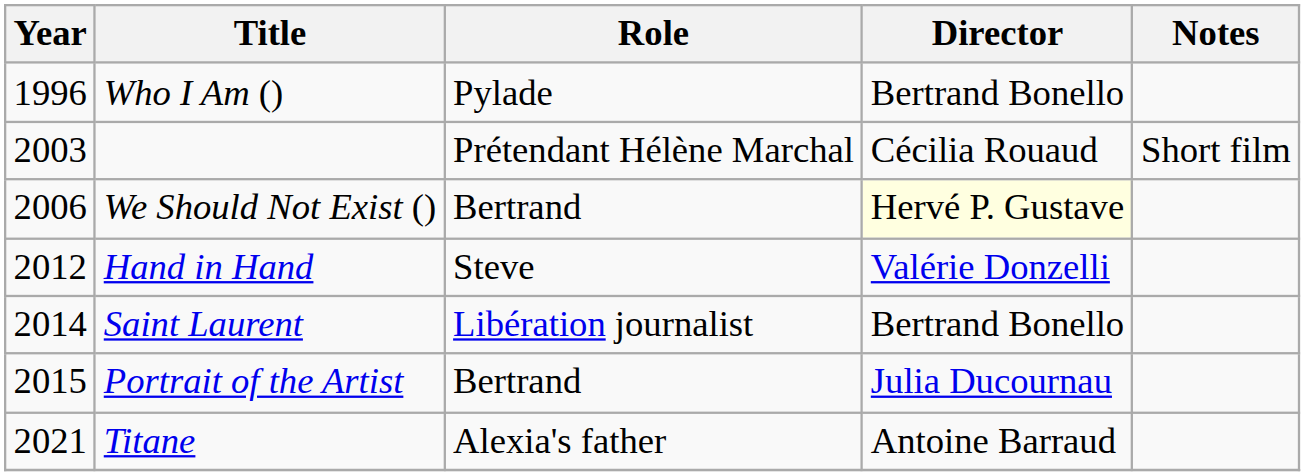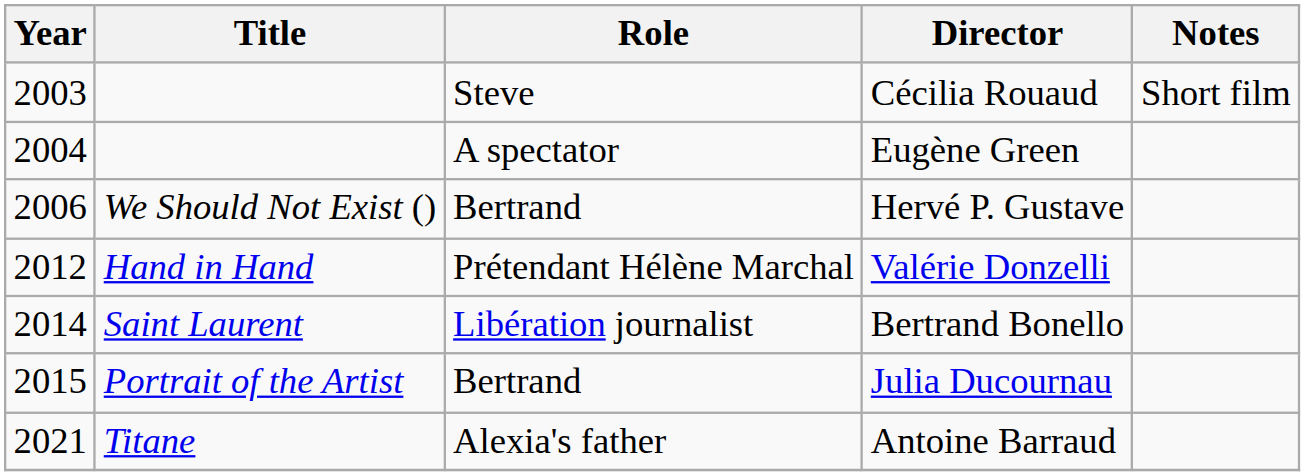- row: (50, 91)
(654, 149) Prétendant Hélène Marchal -> (494, 91) Steve
+ row: (50, 149)
(997, 207) lightyellow background -> (997, 207) no background
(494, 265) Steve -> (654, 265) Prétendant Hélène Marchal
